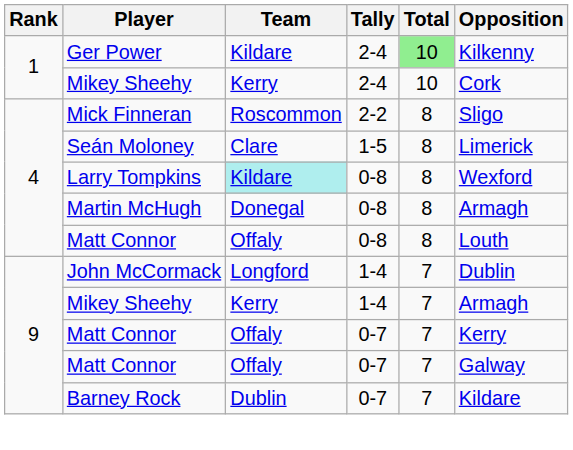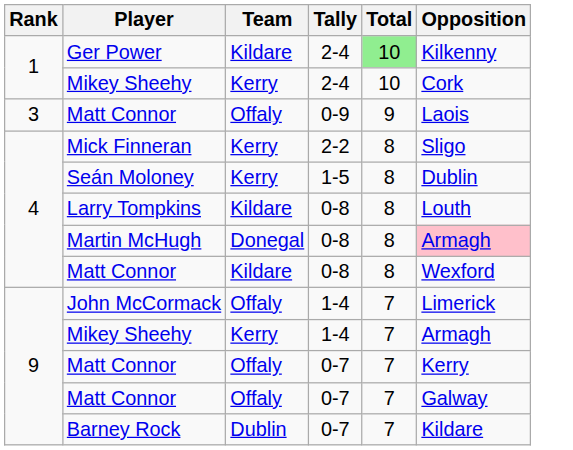+ row: (121, 114)
(286, 114) Roscommon -> (254, 146) Kerry
(254, 146) Clare -> (254, 177) Kerry
(496, 146) Limerick -> (449, 177) Dublin
(261, 177) paleturquoise background -> (261, 209) no background
(496, 177) Wexford -> (446, 209) Louth
(494, 209) no background -> (456, 240) pink background
(256, 240) Offaly -> (261, 271) Kildare
(484, 240) Louth -> (458, 271) Wexford
(270, 271) Longford -> (256, 303) Offaly
(487, 271) Dublin -> (458, 303) Limerick
